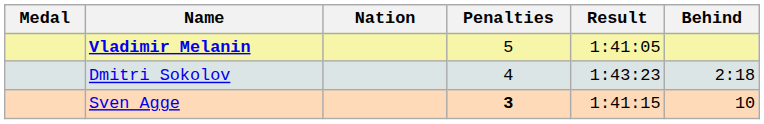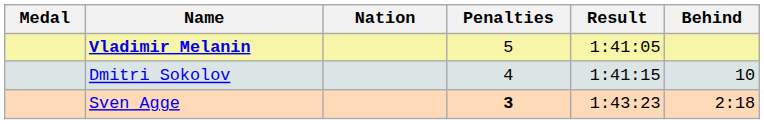(625, 75) 1:43:23 -> (625, 75) 1:41:15
(735, 75) 2:18 -> (745, 75) 10
(625, 103) 1:41:15 -> (625, 103) 1:43:23
(745, 103) 10 -> (735, 103) 2:18
